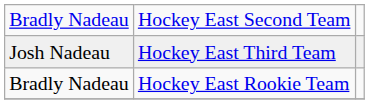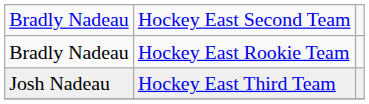rows swapped: (60, 51) <-> (69, 83)
